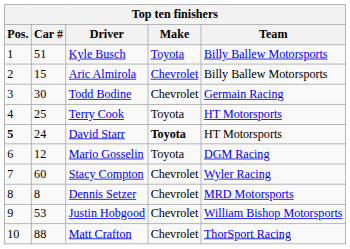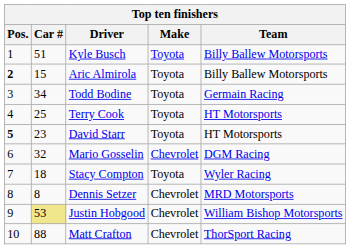(10, 74) normal -> (10, 74) bold
(174, 74) Chevrolet -> (167, 74) Toyota
(40, 94) 30 -> (40, 94) 34
(174, 94) Chevrolet -> (167, 94) Toyota
(40, 134) 24 -> (40, 134) 23
(168, 134) bold -> (167, 134) normal
(40, 154) 12 -> (40, 154) 32
(167, 154) Toyota -> (174, 154) Chevrolet
(40, 174) 60 -> (40, 174) 18
(174, 174) Chevrolet -> (167, 174) Toyota
(40, 214) no background -> (40, 214) khaki background
